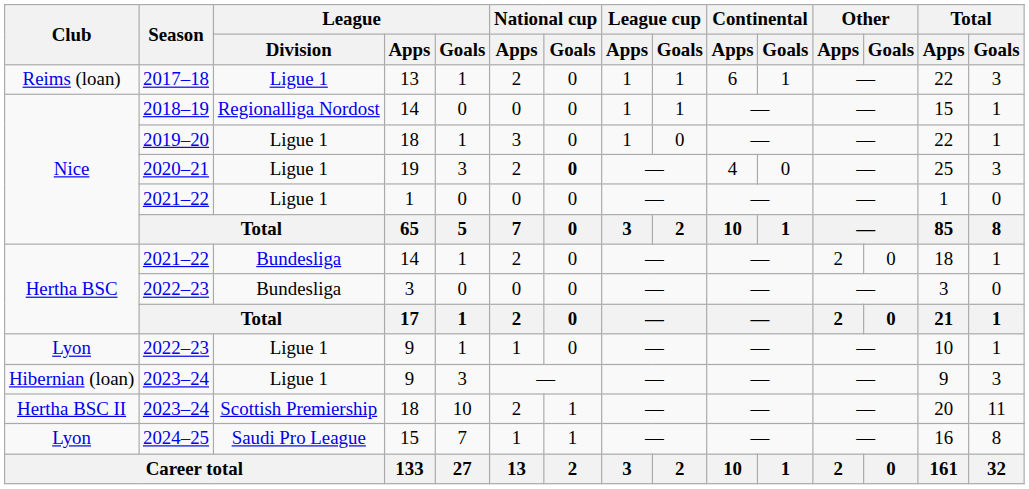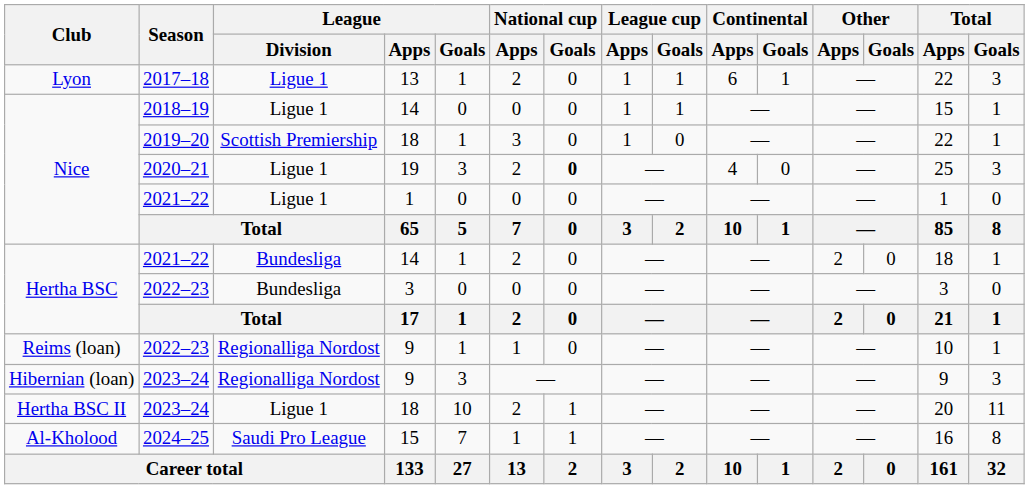(72, 79) Reims (loan) -> (72, 79) Lyon
(299, 109) Regionalliga Nordost -> (299, 109) Ligue 1
(299, 139) Ligue 1 -> (299, 139) Scottish Premiership
(72, 348) Lyon -> (72, 348) Reims (loan)
(299, 348) Ligue 1 -> (299, 348) Regionalliga Nordost
(299, 378) Ligue 1 -> (299, 378) Regionalliga Nordost
(299, 408) Scottish Premiership -> (299, 408) Ligue 1
(72, 438) Lyon -> (72, 438) Al-Kholood
